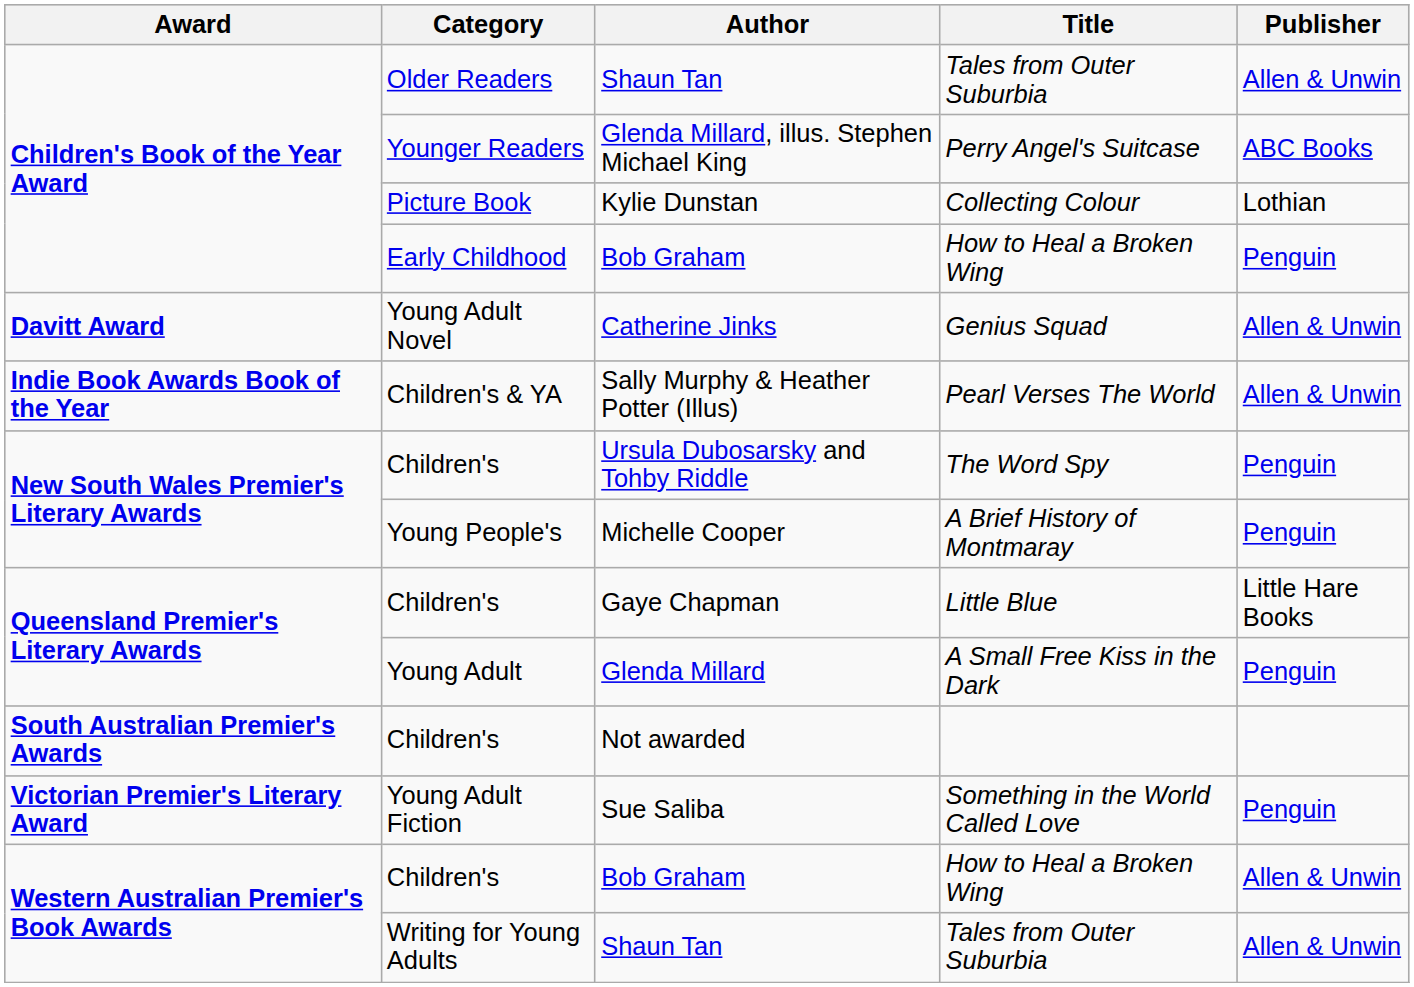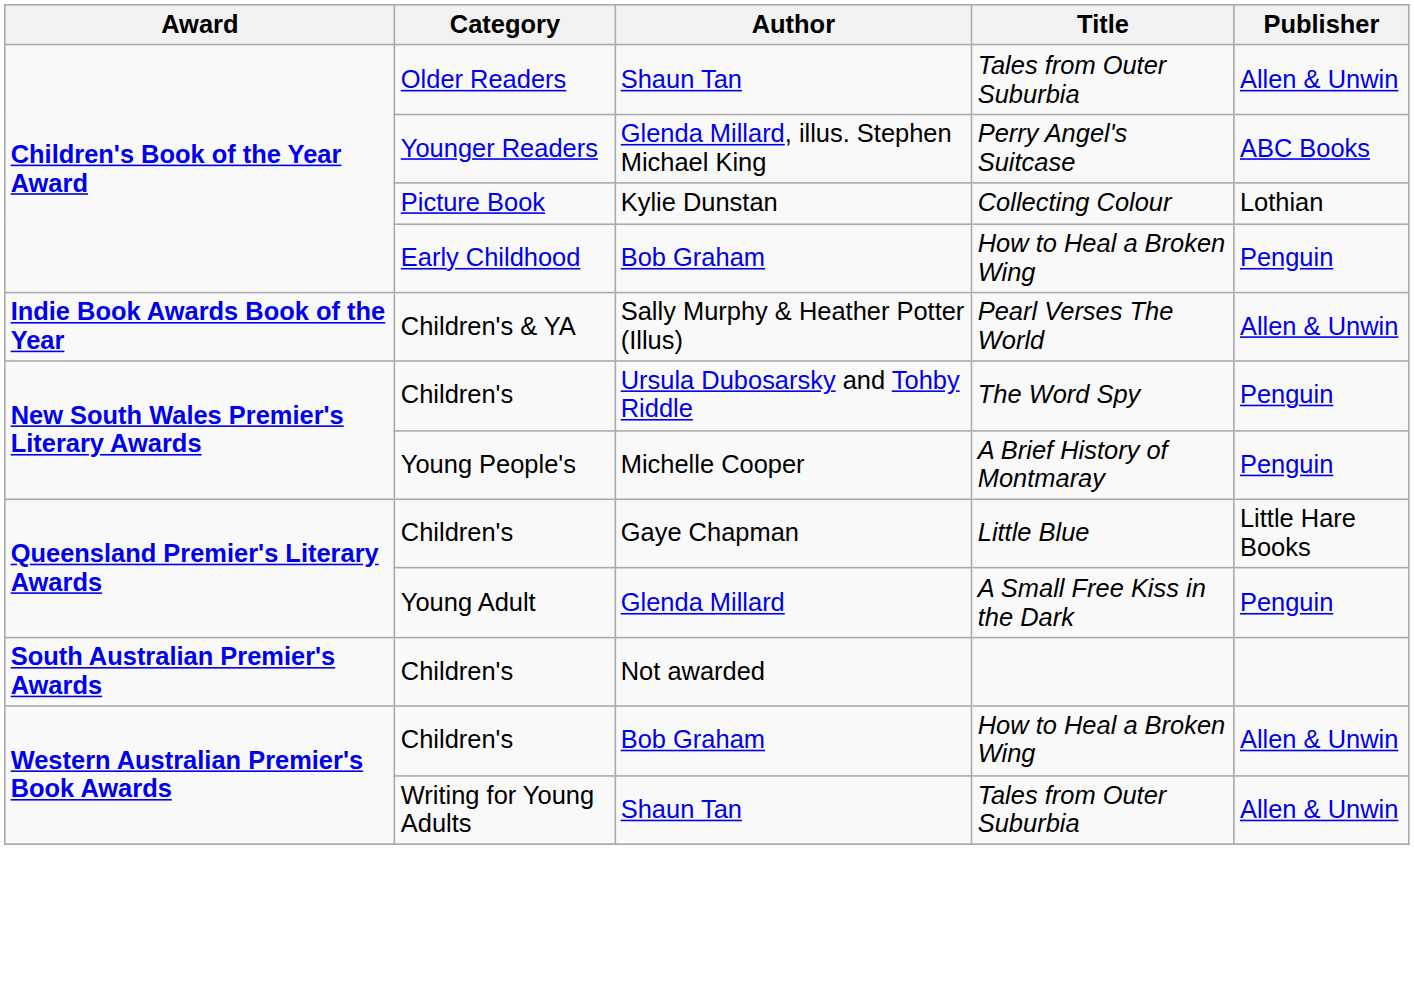- row: (454, 326)
- row: (454, 809)
